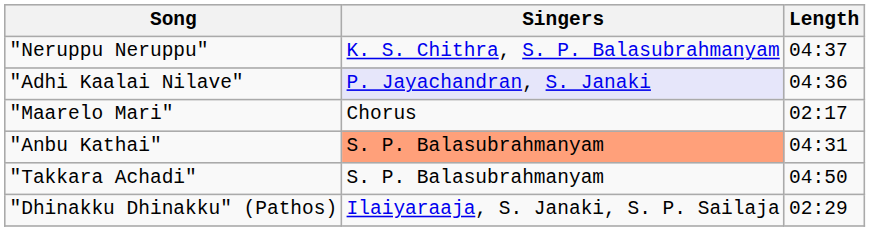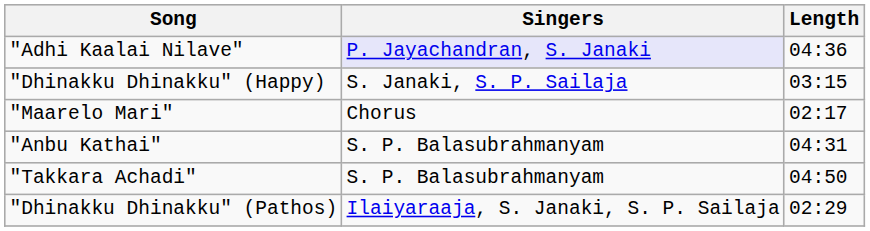- row: (109, 52)
+ row: (167, 84)
(475, 147) lightsalmon background -> (475, 147) no background
